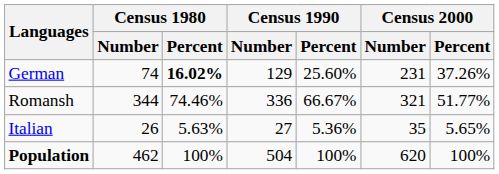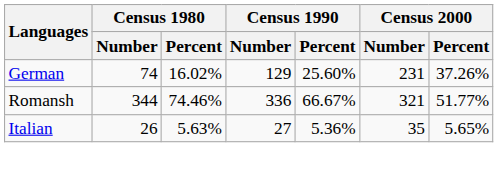(195, 73) bold -> (195, 73) normal
- row: (49, 155)
